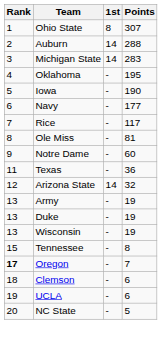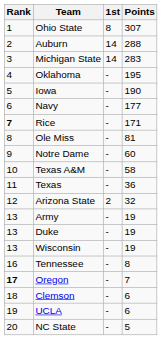(9, 122) normal -> (9, 122) bold
(132, 122) 117 -> (133, 122) 171
+ row: (60, 169)
(111, 185) 14 -> (108, 201) 2
(12, 248) 15 -> (12, 264) 16
